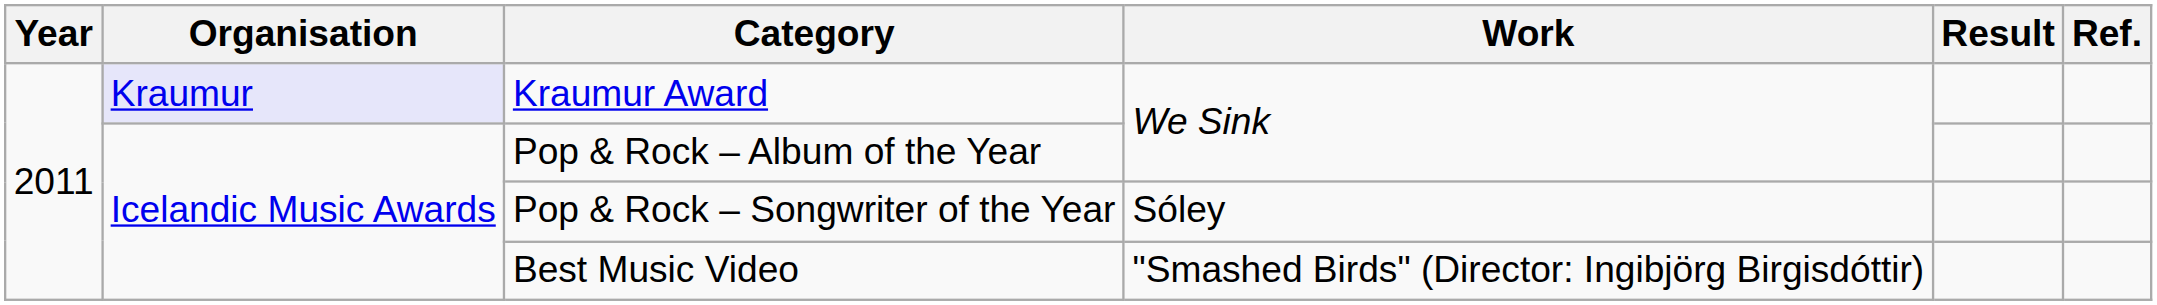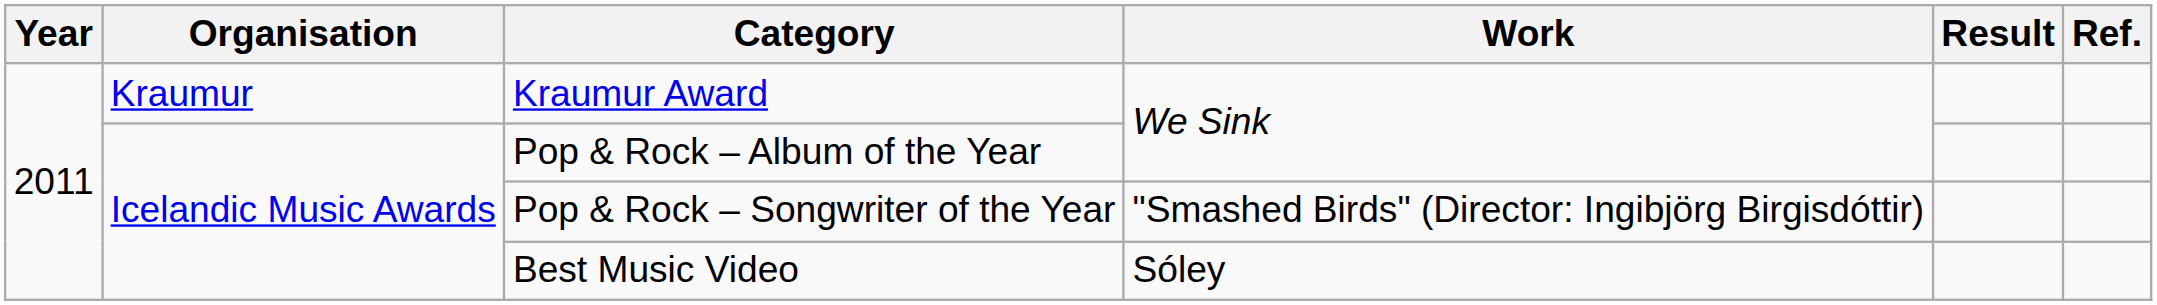(182, 92) lavender background -> (182, 92) no background
(1179, 210) Sóley -> (1528, 210) "Smashed Birds" (Director: Ingibjörg Birgisdóttir)
(1528, 269) "Smashed Birds" (Director: Ingibjörg Birgisdóttir) -> (1179, 269) Sóley
